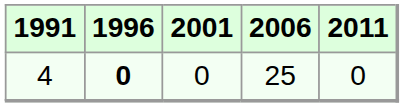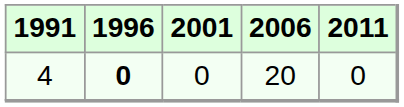(280, 75) 25 -> (280, 75) 20
